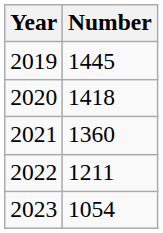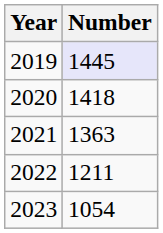(92, 60) no background -> (92, 60) lavender background
(92, 135) 1360 -> (92, 135) 1363
